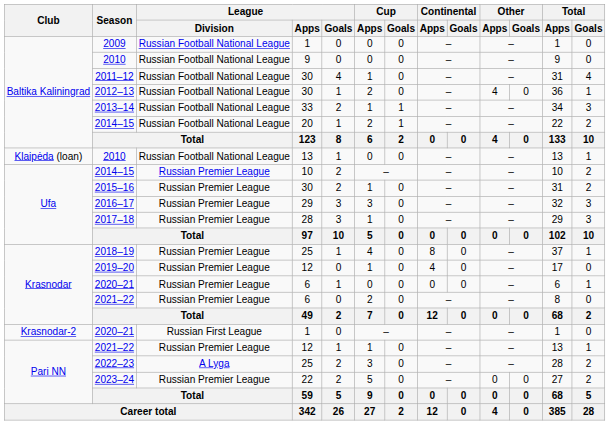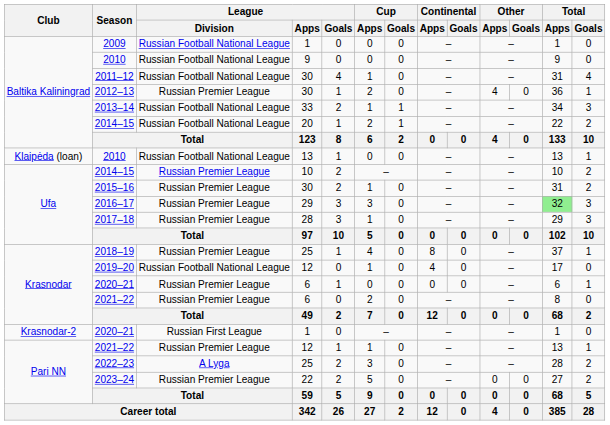(214, 92) Russian Football National League -> (214, 92) Russian Premier League
(557, 204) no background -> (557, 204) lightgreen background
(214, 268) Russian Premier League -> (214, 268) Russian Football National League
